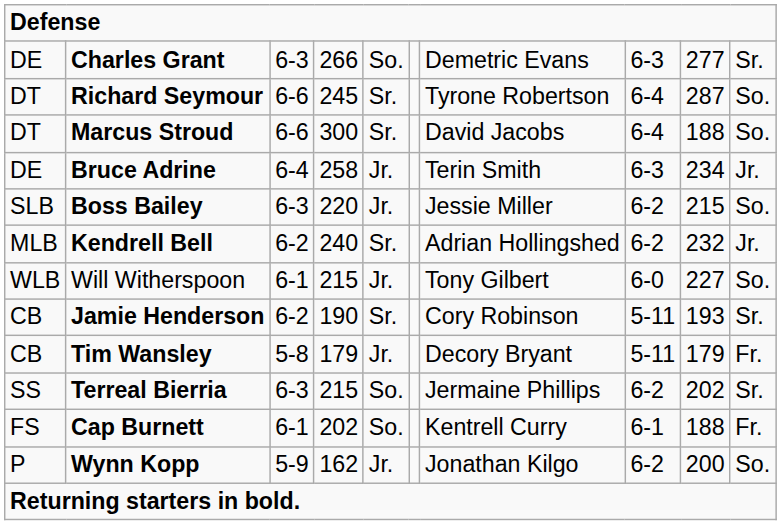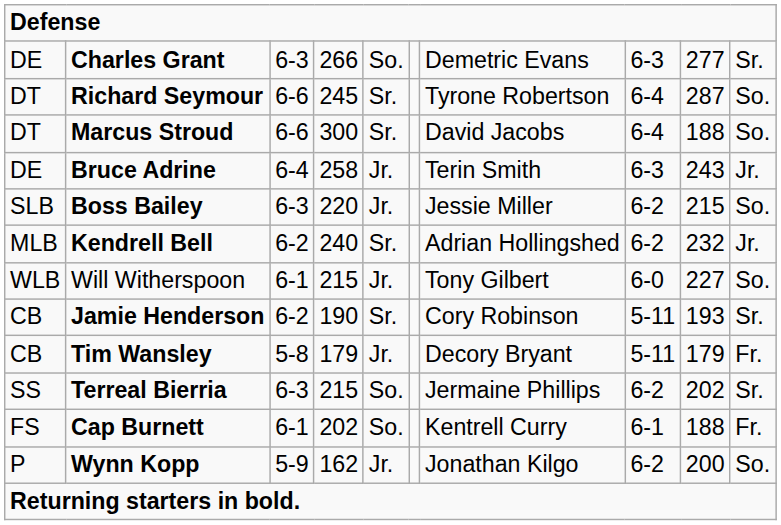(705, 170) 234 -> (705, 170) 243
